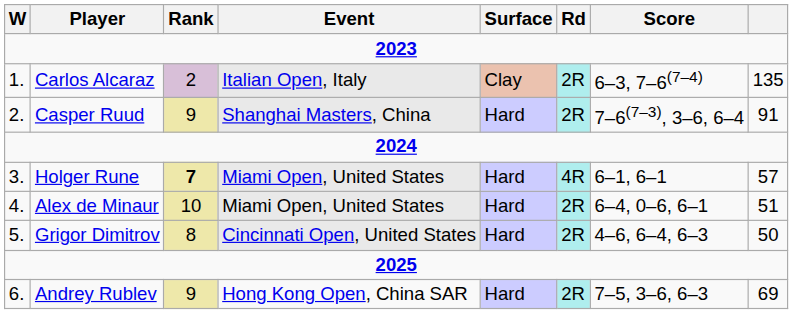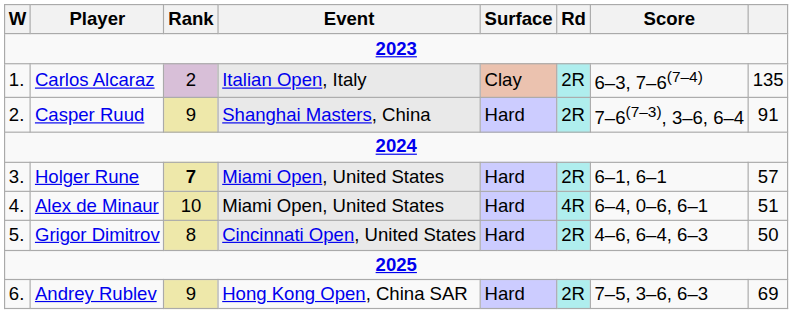(573, 176) 4R -> (573, 176) 2R
(573, 205) 2R -> (573, 205) 4R
